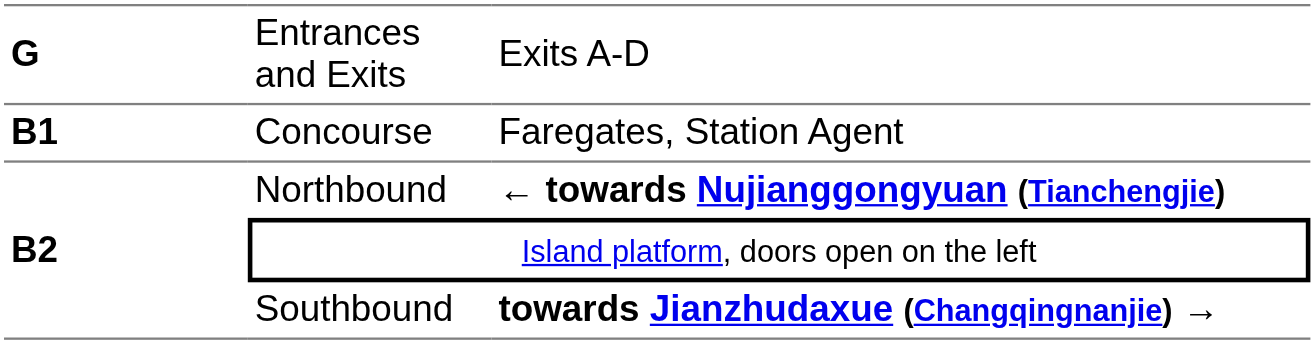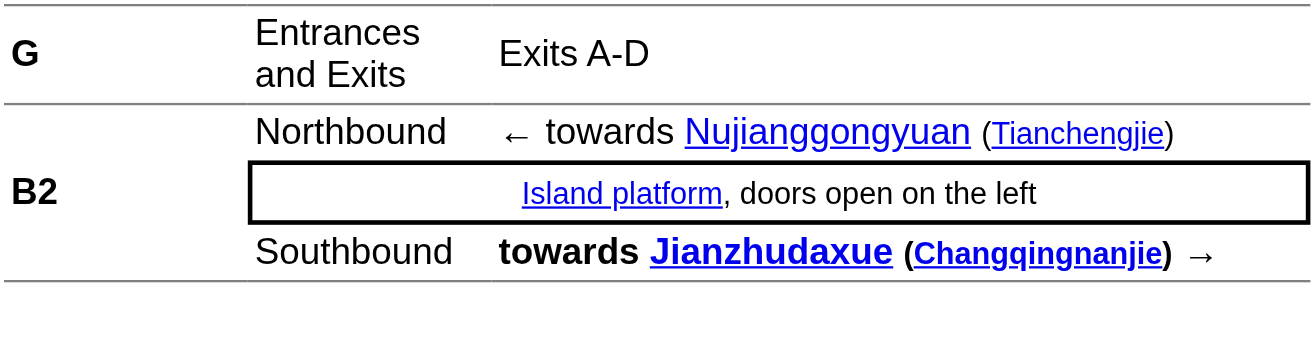- row: (344, 132)
(862, 189) bold -> (837, 132) normal
